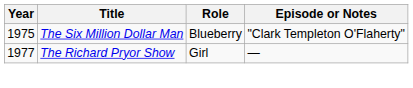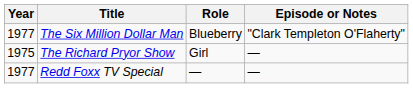(21, 33) 1975 -> (21, 33) 1977
(21, 53) 1977 -> (21, 53) 1975
+ row: (102, 72)
